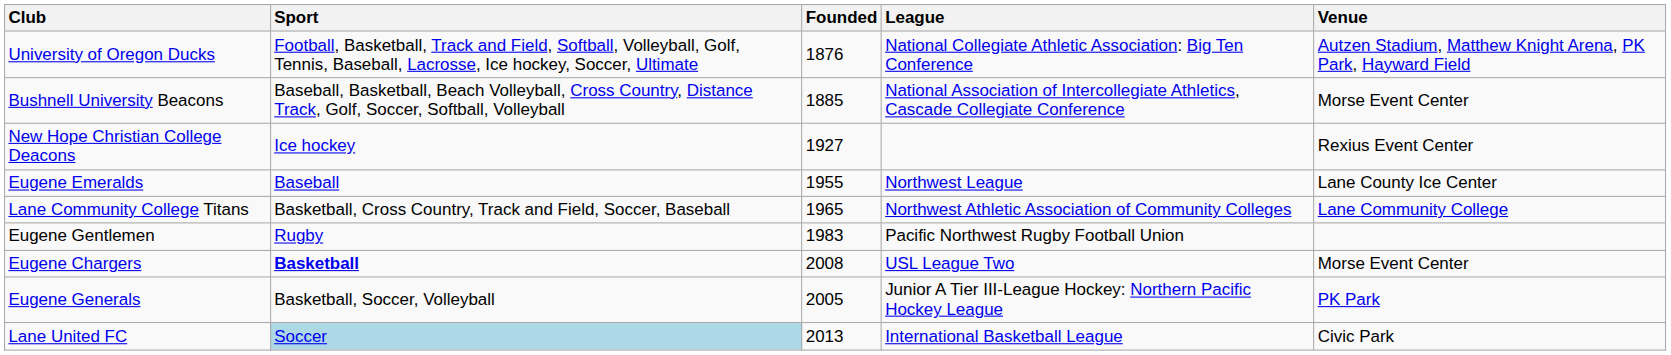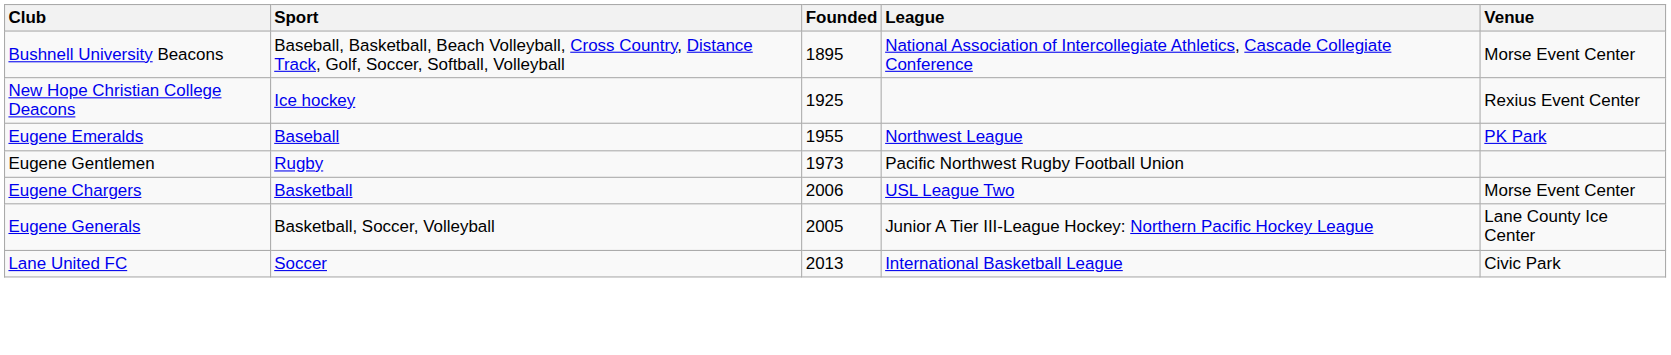- row: (112, 54)
(825, 100) 1885 -> (825, 54) 1895
(825, 146) 1927 -> (825, 100) 1925
(1407, 182) Lane County Ice Center -> (1515, 136) PK Park
- row: (129, 209)
(825, 236) 1983 -> (825, 163) 1973
(317, 263) bold -> (313, 190) normal
(825, 263) 2008 -> (825, 190) 2006
(1349, 299) PK Park -> (1546, 227) Lane County Ice Center
(301, 336) lightblue background -> (301, 263) no background
